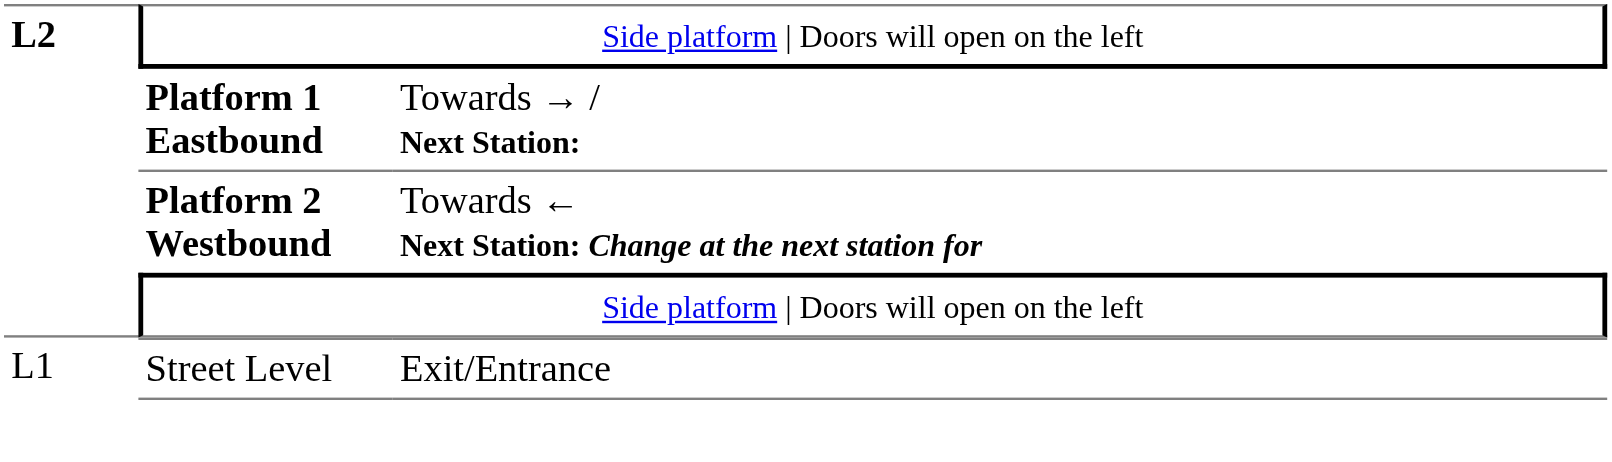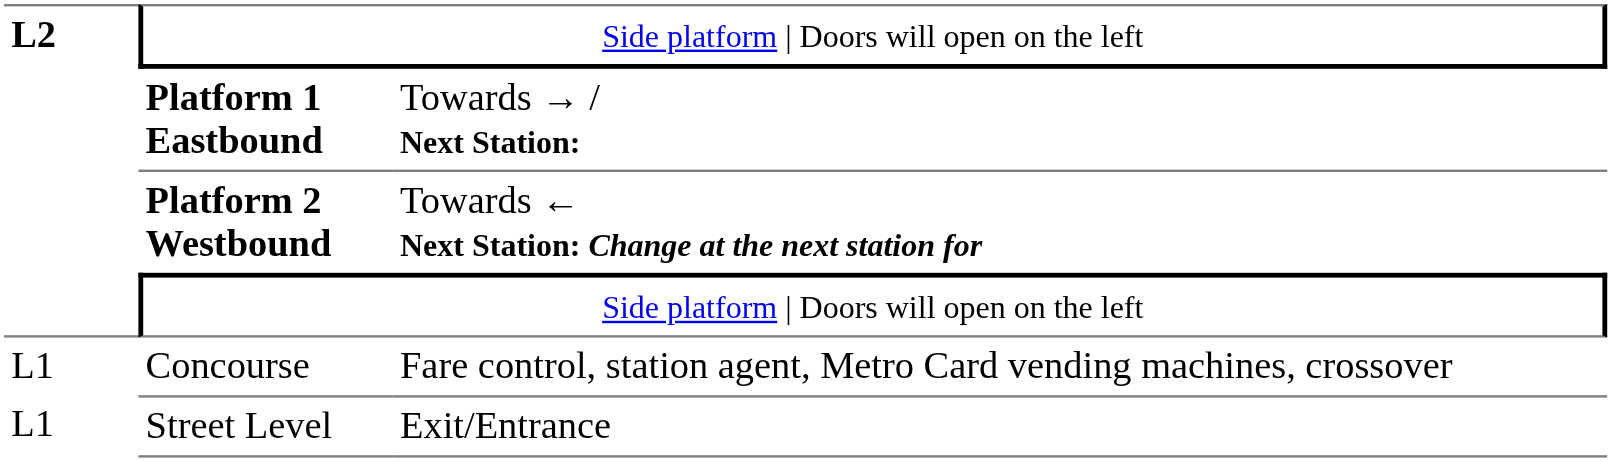+ row: (228, 365)
